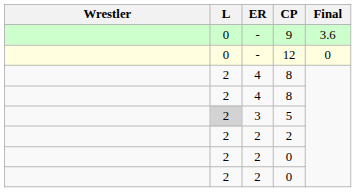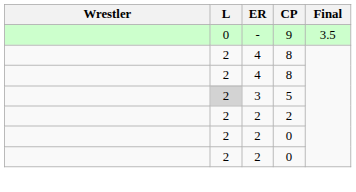(328, 34) 3.6 -> (328, 34) 3.5
- row: (258, 55)
